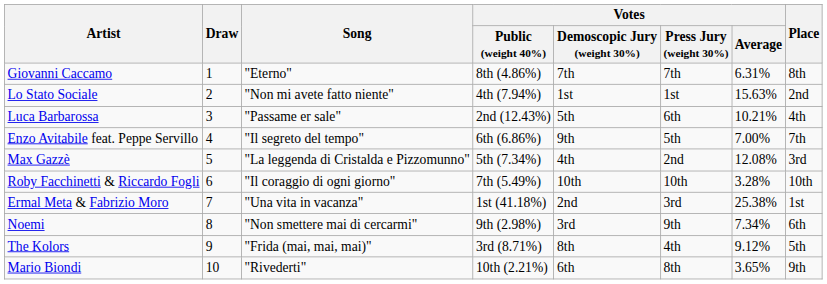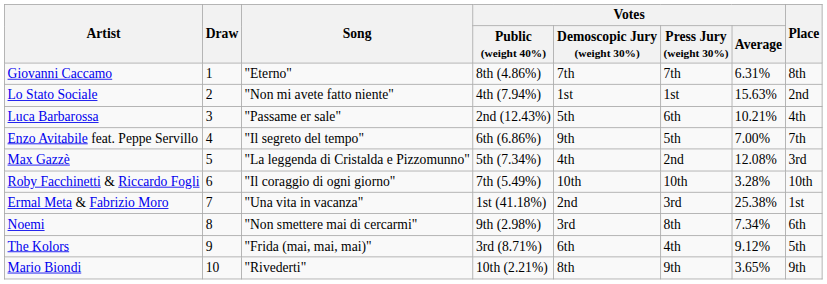(672, 224) 9th -> (672, 224) 8th
(566, 246) 8th -> (566, 246) 6th
(566, 267) 6th -> (566, 267) 8th
(672, 267) 8th -> (672, 267) 9th
